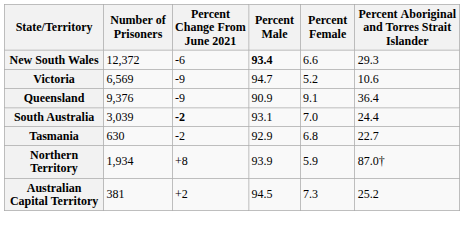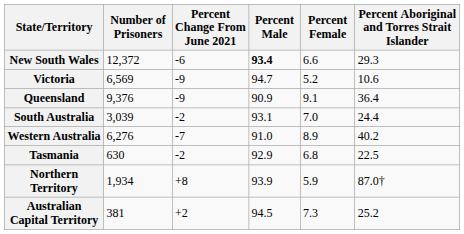(180, 117) bold -> (180, 117) normal
+ row: (54, 136)
(368, 136) 22.7 -> (368, 155) 22.5
